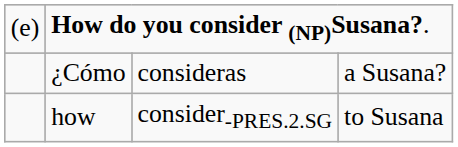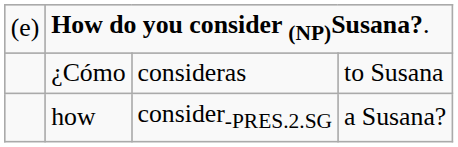(395, 72) a Susana? -> (394, 72) to Susana
(394, 116) to Susana -> (395, 116) a Susana?
